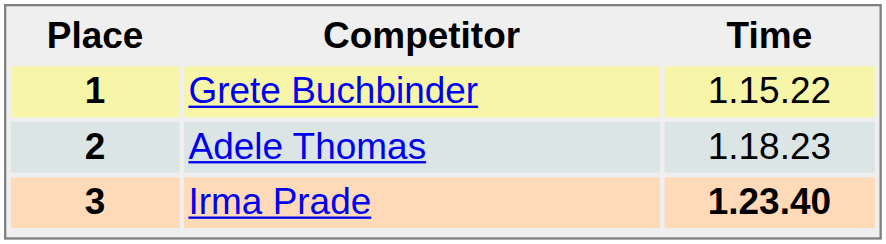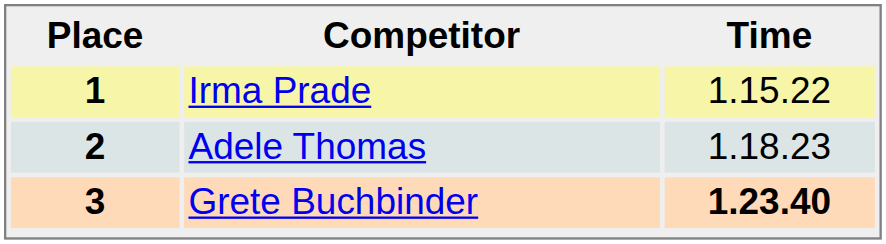(333, 91) Grete Buchbinder -> (280, 91) Irma Prade
(280, 202) Irma Prade -> (333, 202) Grete Buchbinder
